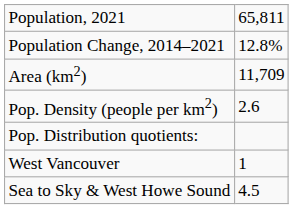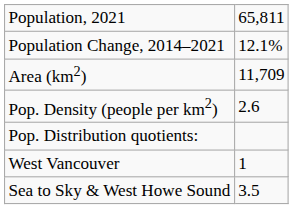(260, 45) 12.8% -> (260, 45) 12.1%
(249, 190) 4.5 -> (249, 190) 3.5
